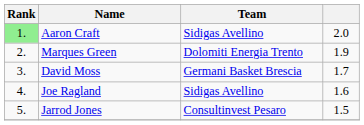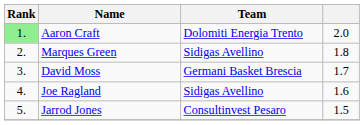(224, 33) Sidigas Avellino -> (243, 33) Dolomiti Energia Trento
(243, 52) Dolomiti Energia Trento -> (224, 52) Sidigas Avellino
(341, 52) 1.9 -> (341, 52) 1.8
